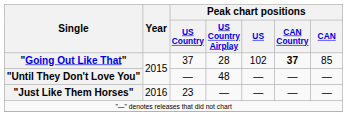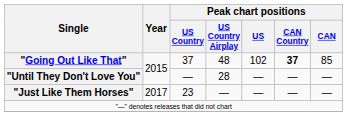(224, 60) 28 -> (224, 60) 48
(224, 76) 48 -> (224, 76) 28
(156, 92) 2016 -> (156, 92) 2017
